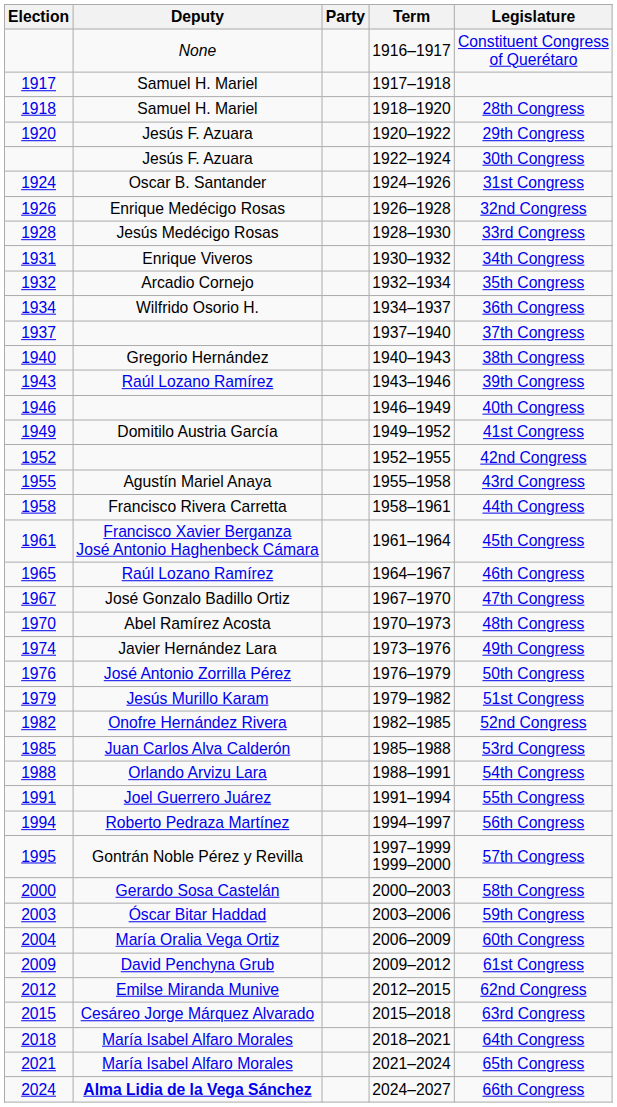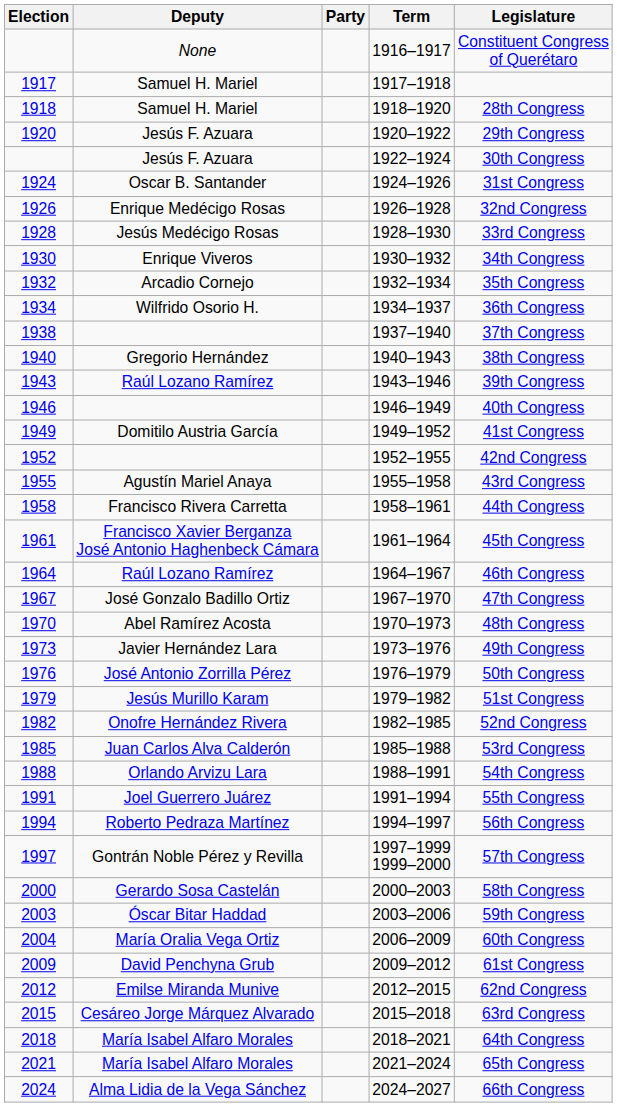(39, 258) 1931 -> (39, 258) 1930
(39, 332) 1937 -> (39, 332) 1938
(39, 574) 1965 -> (39, 574) 1964
(39, 649) 1974 -> (39, 649) 1973
(39, 856) 1995 -> (39, 856) 1997
(197, 1089) bold -> (197, 1089) normal
